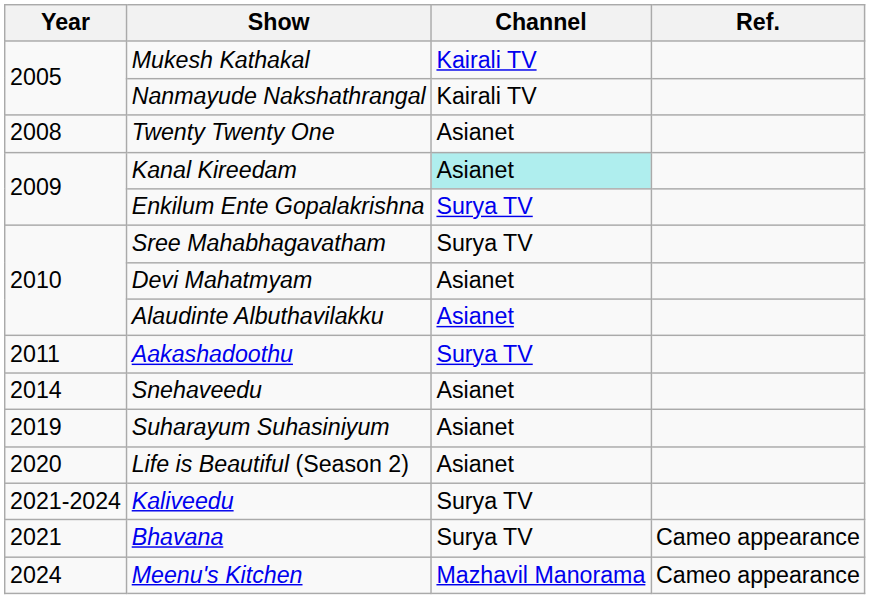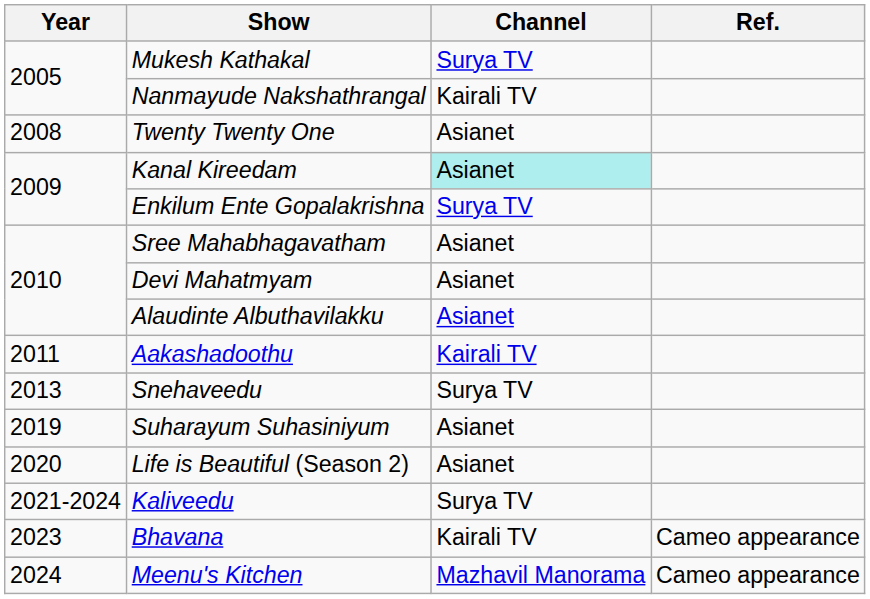(487, 59) Kairali TV -> (485, 59) Surya TV
(485, 243) Surya TV -> (475, 243) Asianet
(485, 354) Surya TV -> (487, 354) Kairali TV
(36, 390) 2014 -> (36, 390) 2013
(475, 390) Asianet -> (485, 390) Surya TV
(36, 538) 2021 -> (36, 538) 2023
(485, 538) Surya TV -> (487, 538) Kairali TV
